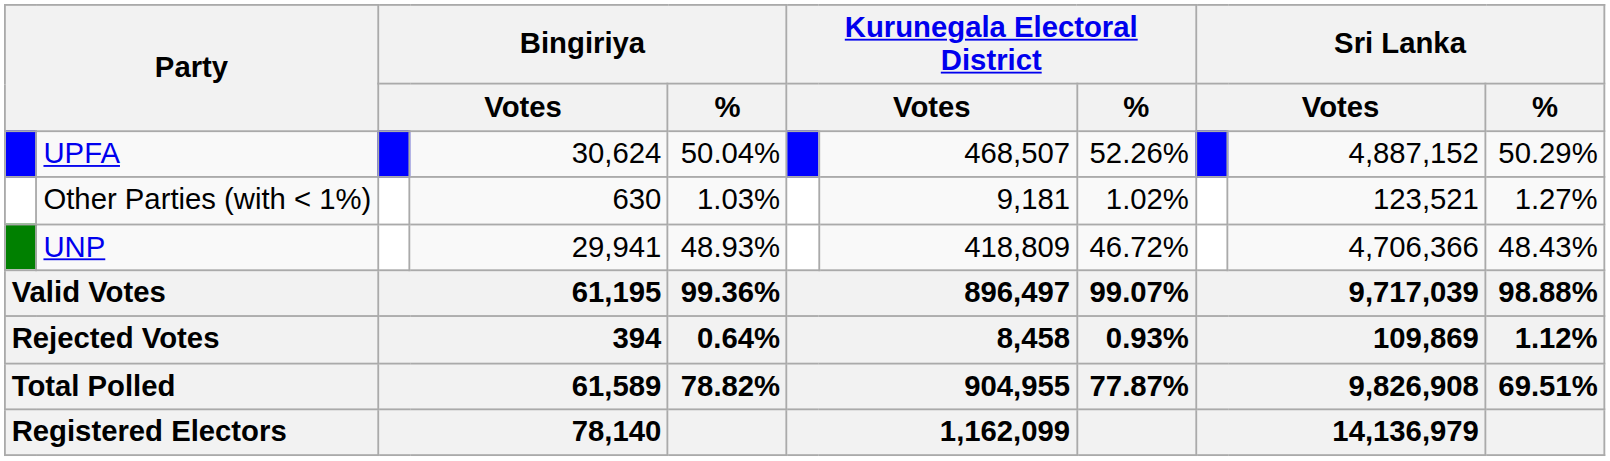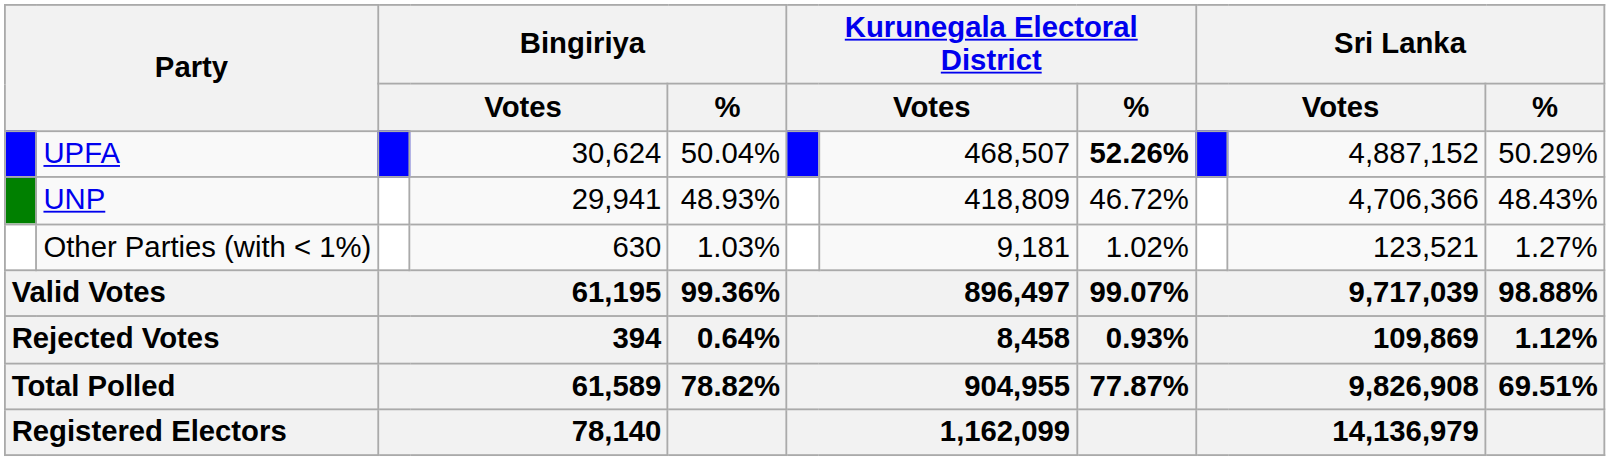(1139, 153) normal -> (1139, 153) bold
rows swapped: (74, 246) <-> (207, 199)
